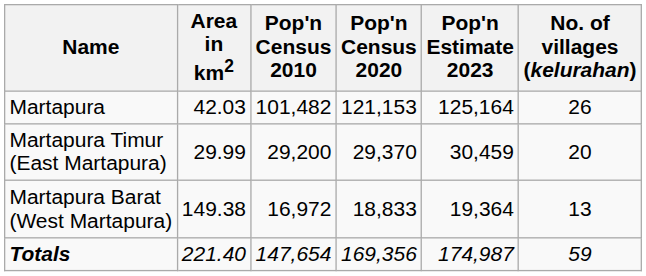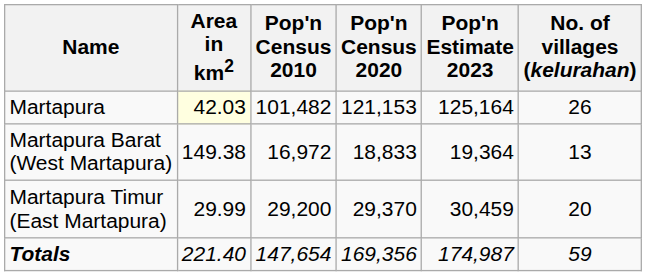(220, 107) no background -> (220, 107) lightyellow background
rows swapped: (88, 152) <-> (91, 209)
